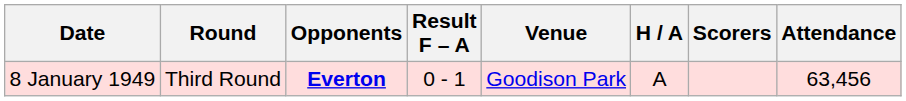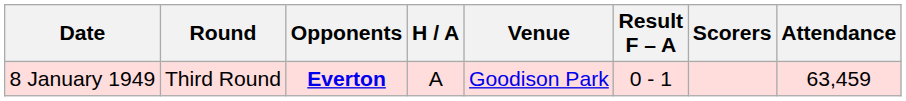columns swapped: (659, 33) <-> (444, 33)
(839, 78) 63,456 -> (839, 78) 63,459
